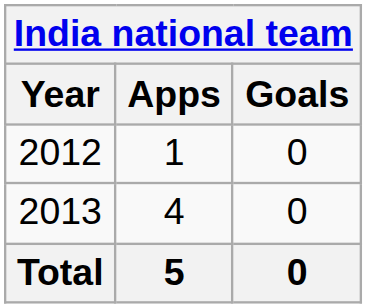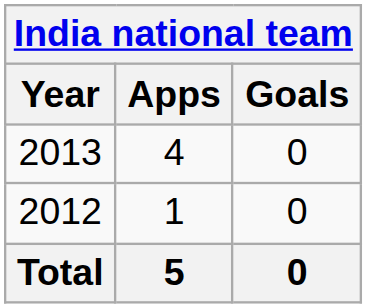rows swapped: (60, 152) <-> (60, 212)
